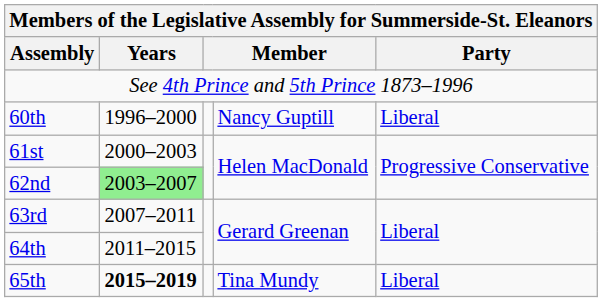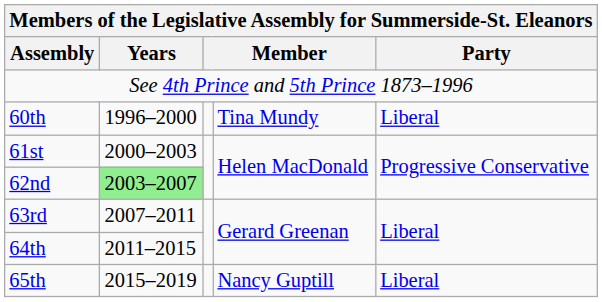(276, 118) Nancy Guptill -> (268, 118) Tina Mundy
(151, 280) bold -> (151, 280) normal
(268, 280) Tina Mundy -> (276, 280) Nancy Guptill
